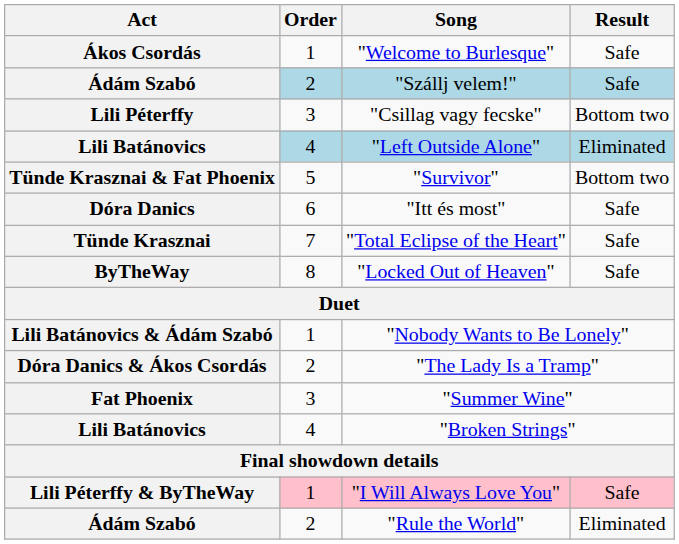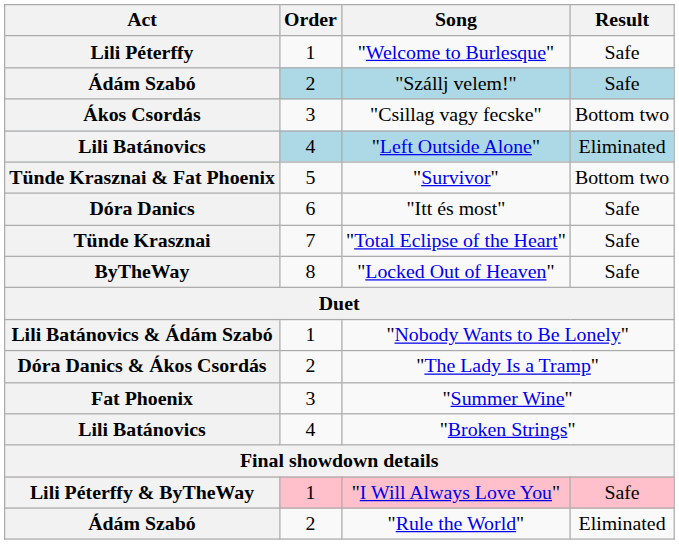(142, 51) Ákos Csordás -> (142, 51) Lili Péterffy
(142, 114) Lili Péterffy -> (142, 114) Ákos Csordás
